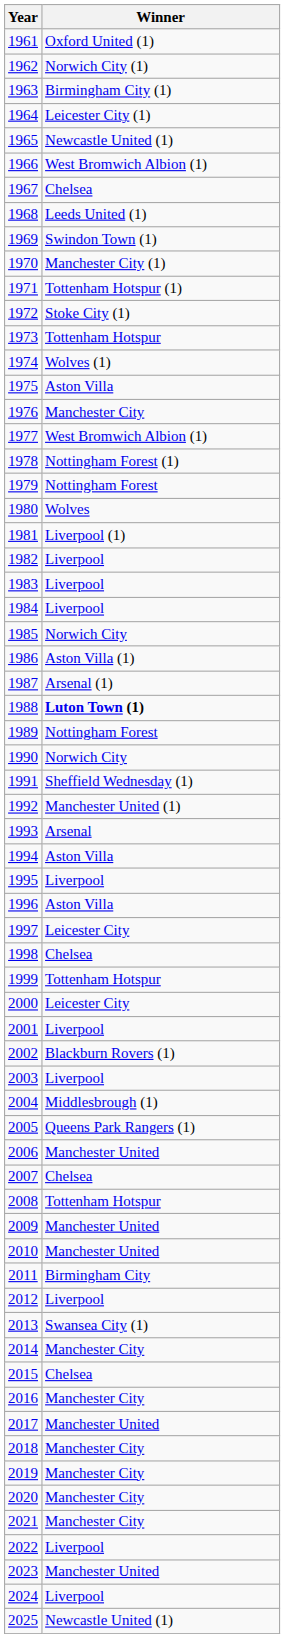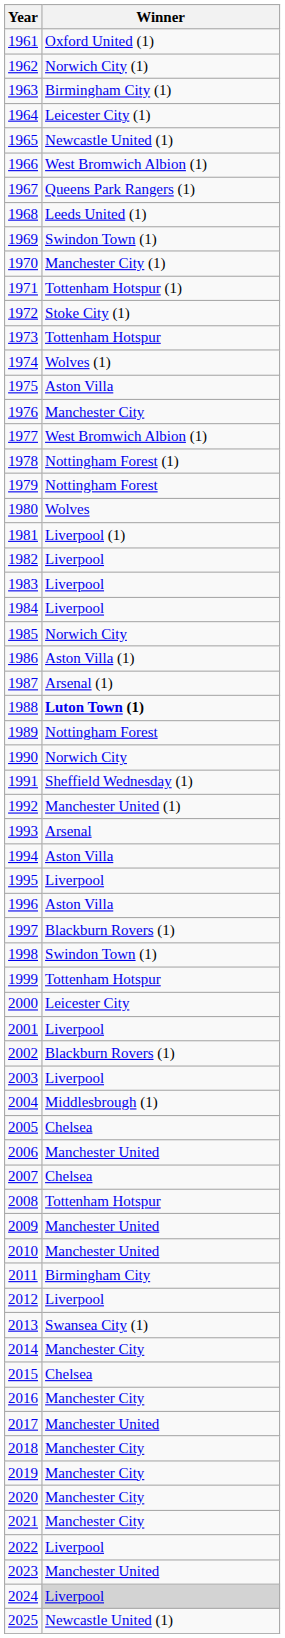(71, 189) Chelsea -> (120, 189) Queens Park Rangers (1)
(89, 930) Leicester City -> (110, 930) Blackburn Rovers (1)
(71, 954) Chelsea -> (101, 954) Swindon Town (1)
(120, 1127) Queens Park Rangers (1) -> (71, 1127) Chelsea
(76, 1596) no background -> (76, 1596) lightgrey background
